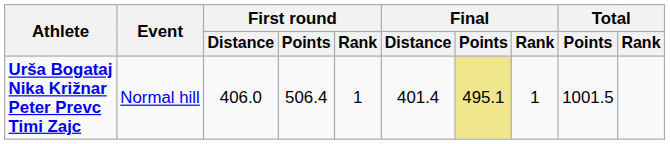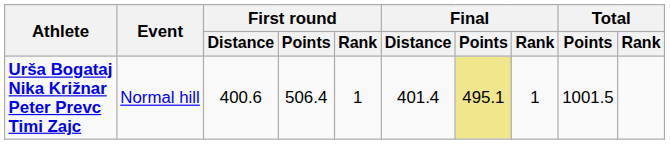(241, 98) 406.0 -> (241, 98) 400.6
